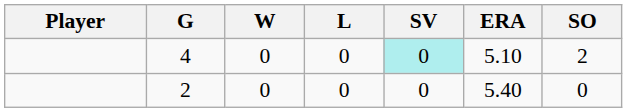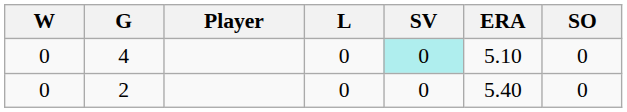columns swapped: (75, 21) <-> (265, 21)
(582, 55) 2 -> (582, 55) 0
